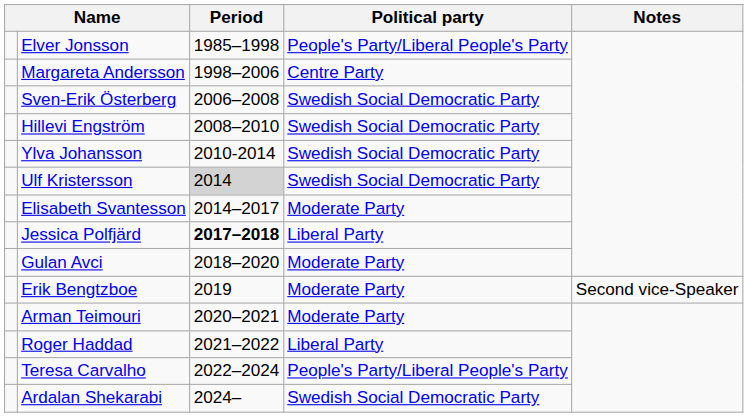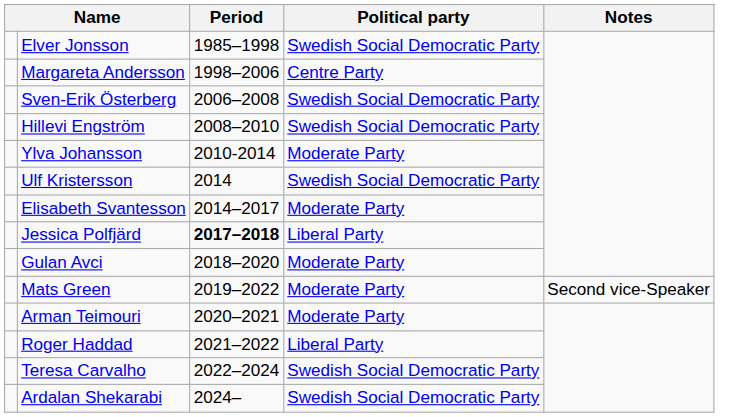(428, 45) People's Party/Liberal People's Party -> (413, 45) Swedish Social Democratic Party
(413, 153) Swedish Social Democratic Party -> (346, 153) Moderate Party
(213, 180) lightgrey background -> (213, 180) no background
- row: (79, 289)
+ row: (66, 289)
(428, 371) People's Party/Liberal People's Party -> (413, 371) Swedish Social Democratic Party
